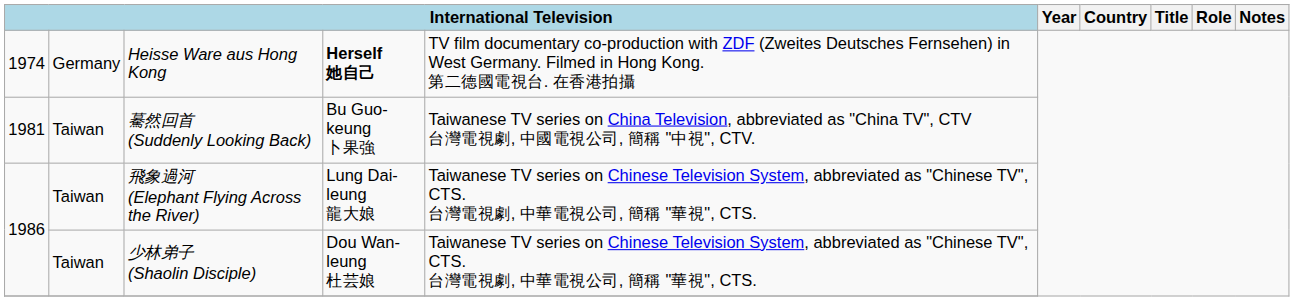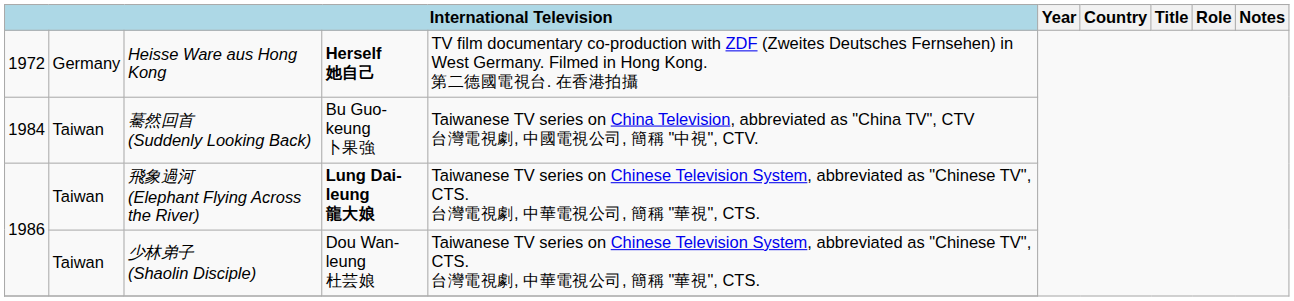(27, 63) 1974 -> (27, 63) 1972
(27, 130) 1981 -> (27, 130) 1984
(362, 195) normal -> (364, 195) bold
